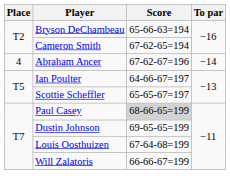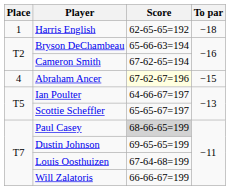+ row: (65, 29)
(159, 62) no background -> (159, 78) lightyellow background
(208, 62) −14 -> (208, 78) −15
